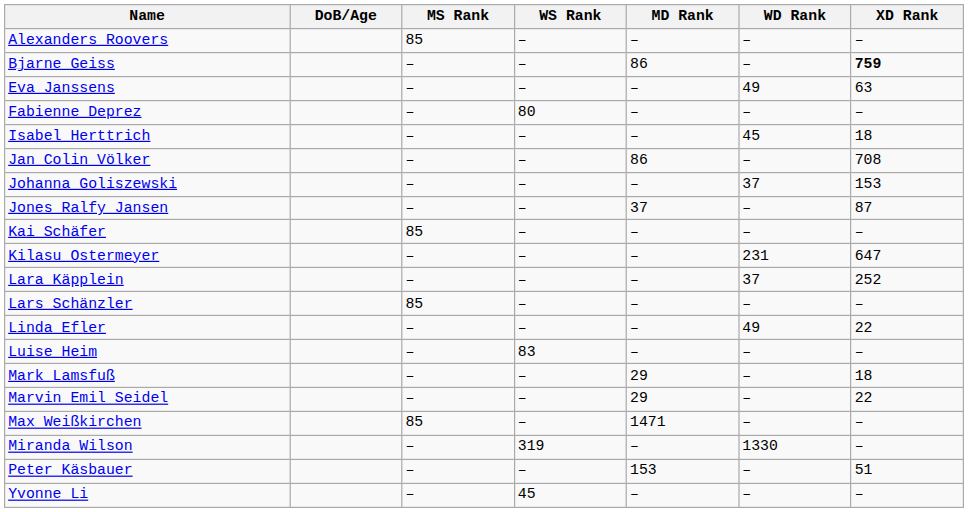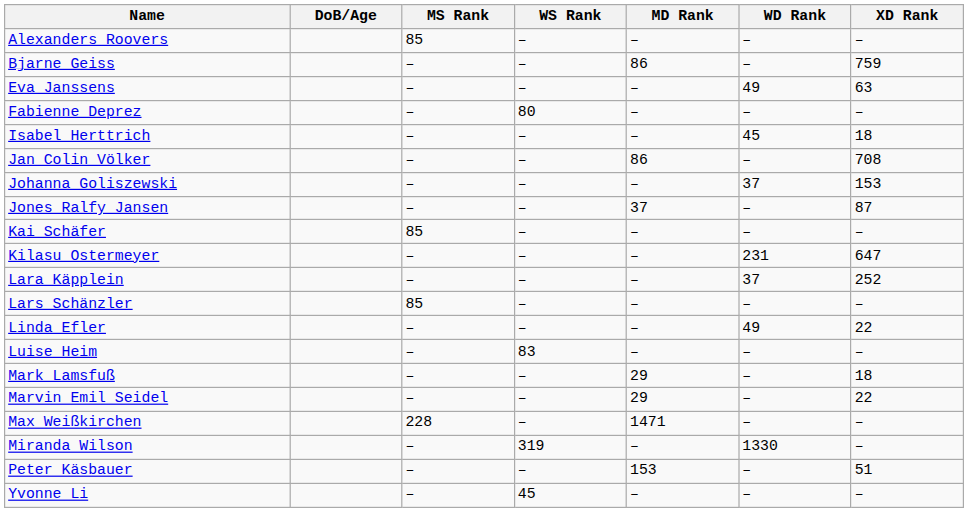(868, 65) bold -> (868, 65) normal
(414, 424) 85 -> (419, 424) 228
